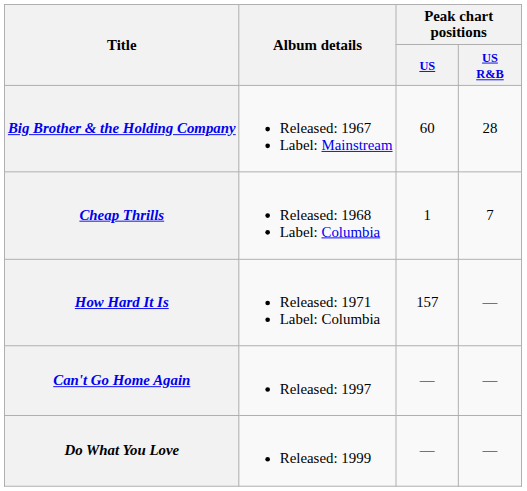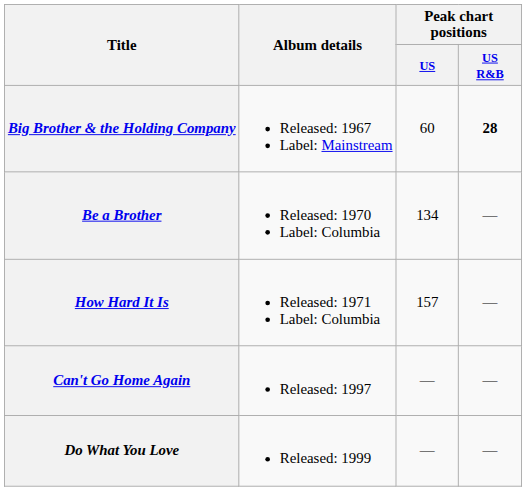(490, 128) normal -> (490, 128) bold
- row: (122, 215)
+ row: (122, 215)
